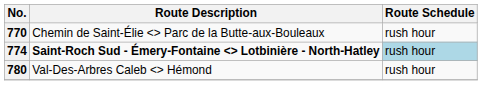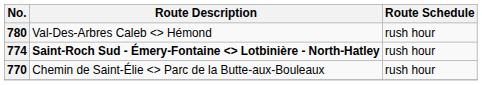rows swapped: (17, 32) <-> (17, 70)
(410, 51) lightblue background -> (410, 51) no background
